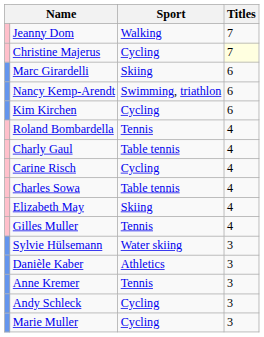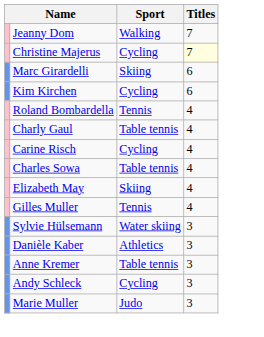- row: (64, 91)
(137, 284) Tennis -> (149, 264) Table tennis
(140, 322) Cycling -> (131, 303) Judo
